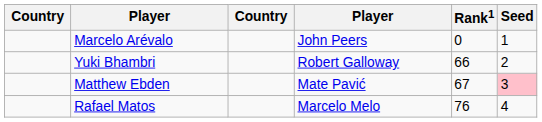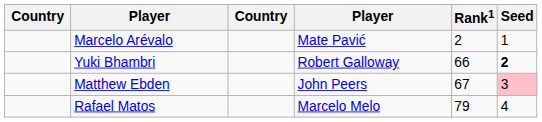(332, 40) John Peers -> (332, 40) Mate Pavić
(458, 40) 0 -> (458, 40) 2
(505, 62) normal -> (505, 62) bold
(332, 84) Mate Pavić -> (332, 84) John Peers
(462, 106) 76 -> (462, 106) 79
